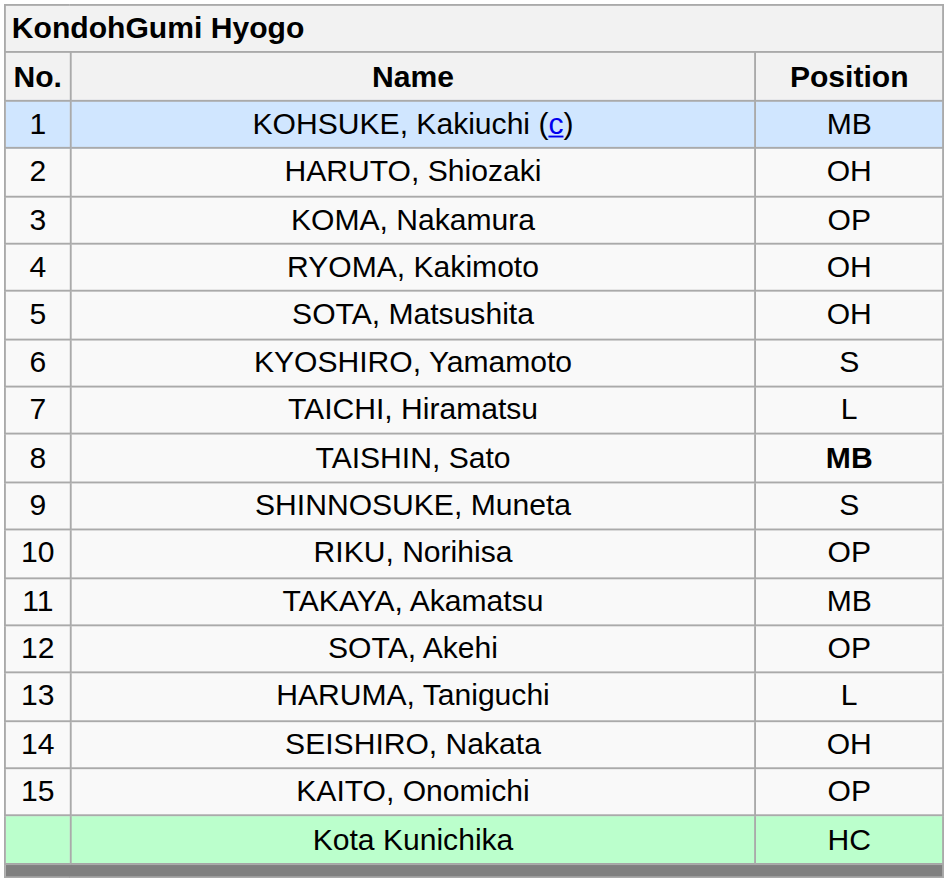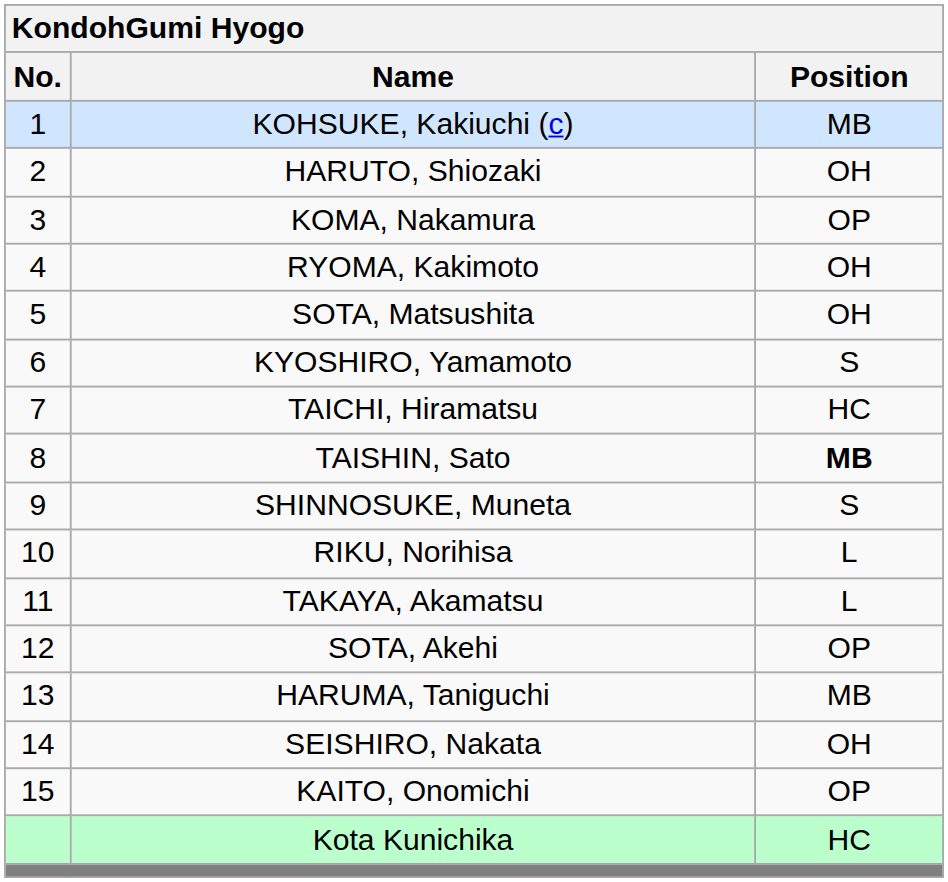(849, 409) L -> (849, 409) HC
(849, 553) OP -> (849, 553) L
(849, 600) MB -> (849, 600) L
(849, 696) L -> (849, 696) MB
